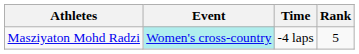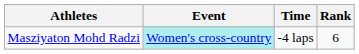(336, 38) 5 -> (336, 38) 6
